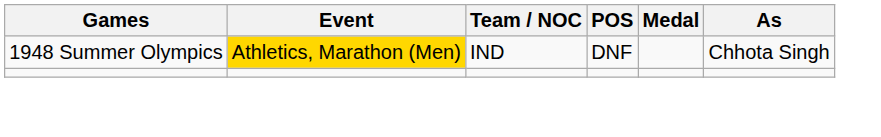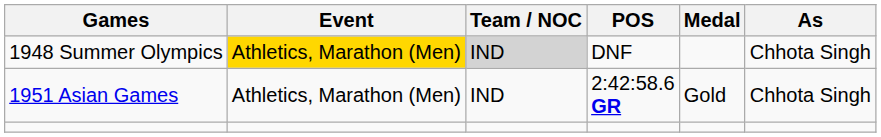(487, 52) no background -> (487, 52) lightgrey background
+ row: (94, 95)
